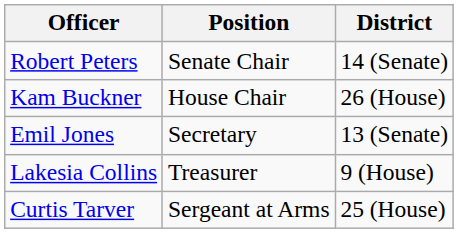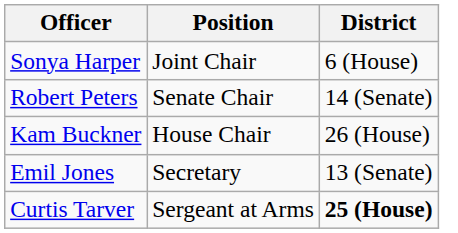+ row: (75, 60)
- row: (84, 172)
(393, 209) normal -> (379, 209) bold
